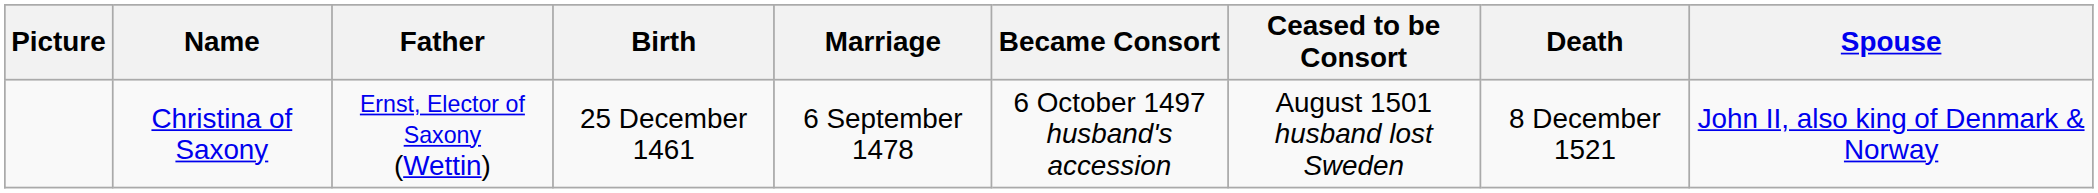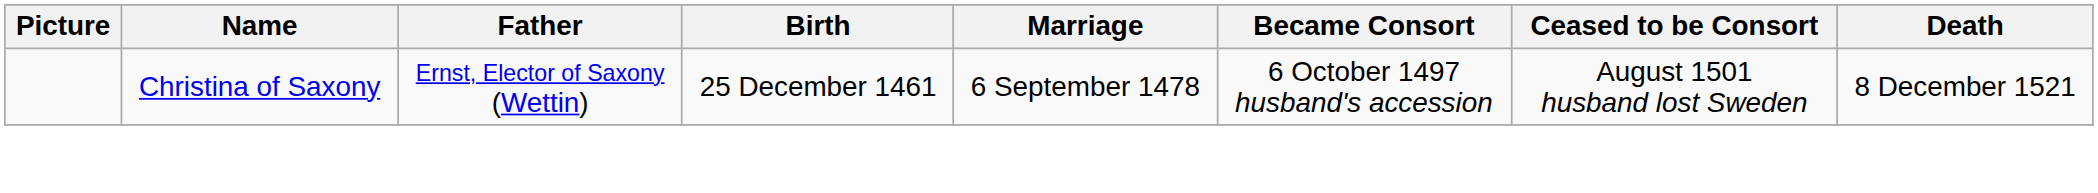- column: (1891, 42)
